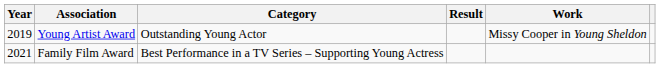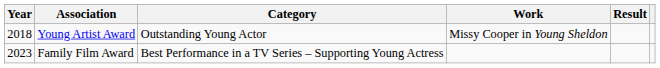columns swapped: (568, 14) <-> (466, 14)
(20, 33) 2019 -> (20, 33) 2018
(20, 53) 2021 -> (20, 53) 2023
